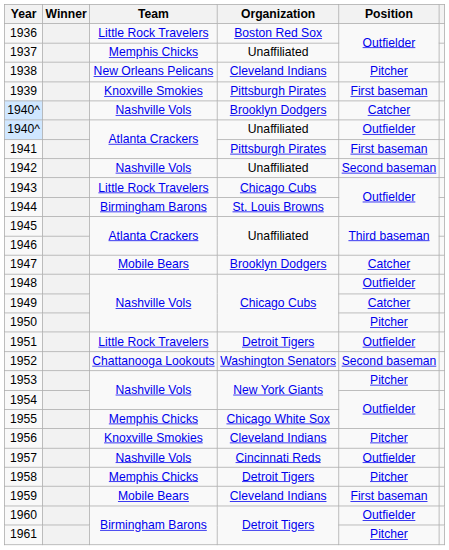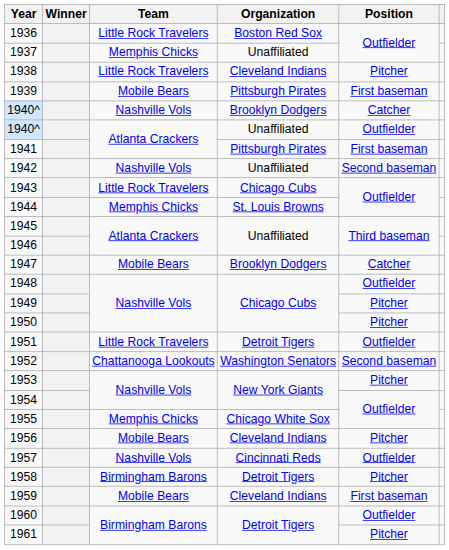(153, 71) New Orleans Pelicans -> (153, 71) Little Rock Travelers
(153, 91) Knoxville Smokies -> (153, 91) Mobile Bears
(153, 206) Birmingham Barons -> (153, 206) Memphis Chicks
(389, 303) Catcher -> (389, 303) Pitcher
(153, 438) Knoxville Smokies -> (153, 438) Mobile Bears
(153, 476) Memphis Chicks -> (153, 476) Birmingham Barons
